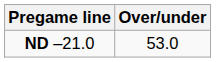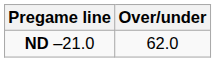(162, 43) 53.0 -> (162, 43) 62.0
